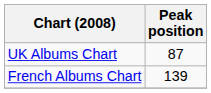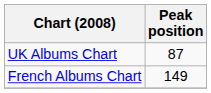(176, 76) 139 -> (176, 76) 149
